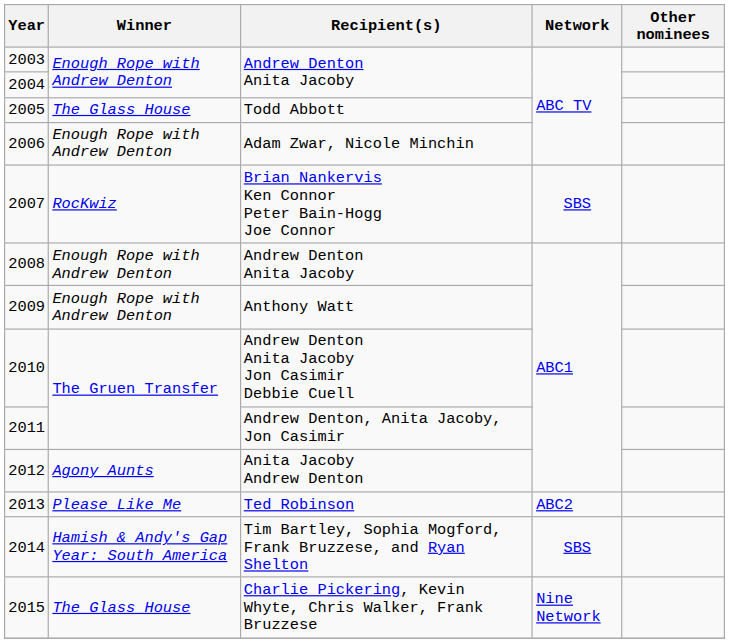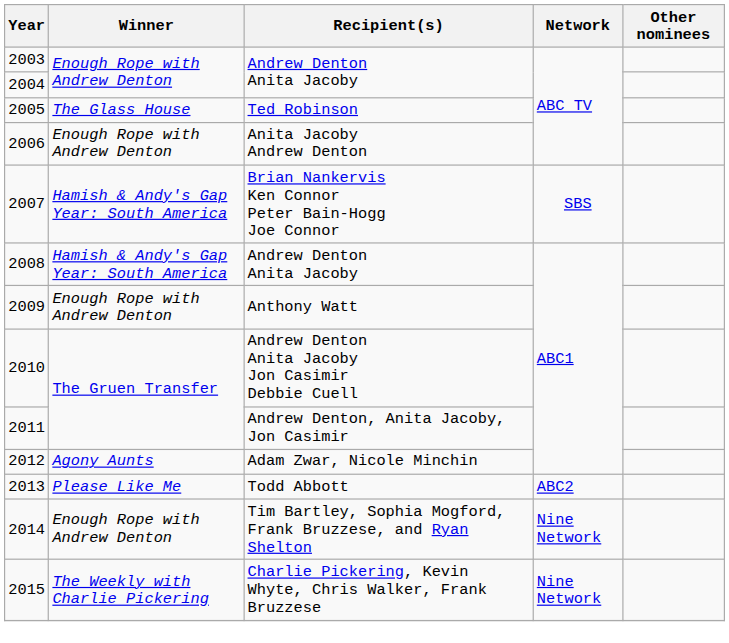(294, 110) Todd Abbott -> (303, 110) Ted Robinson
(359, 144) Adam Zwar, Nicole Minchin -> (307, 144) Anita Jacoby Andrew Denton
(85, 204) RocKwiz -> (140, 204) Hamish & Andy's Gap Year: South America
(126, 264) Enough Rope with Andrew Denton -> (140, 264) Hamish & Andy's Gap Year: South America
(304, 471) Anita Jacoby Andrew Denton -> (363, 462) Adam Zwar, Nicole Minchin
(299, 505) Ted Robinson -> (298, 487) Todd Abbott
(140, 547) Hamish & Andy's Gap Year: South America -> (126, 530) Enough Rope with Andrew Denton
(577, 547) SBS -> (569, 530) Nine Network
(121, 608) The Glass House -> (131, 590) The Weekly with Charlie Pickering
